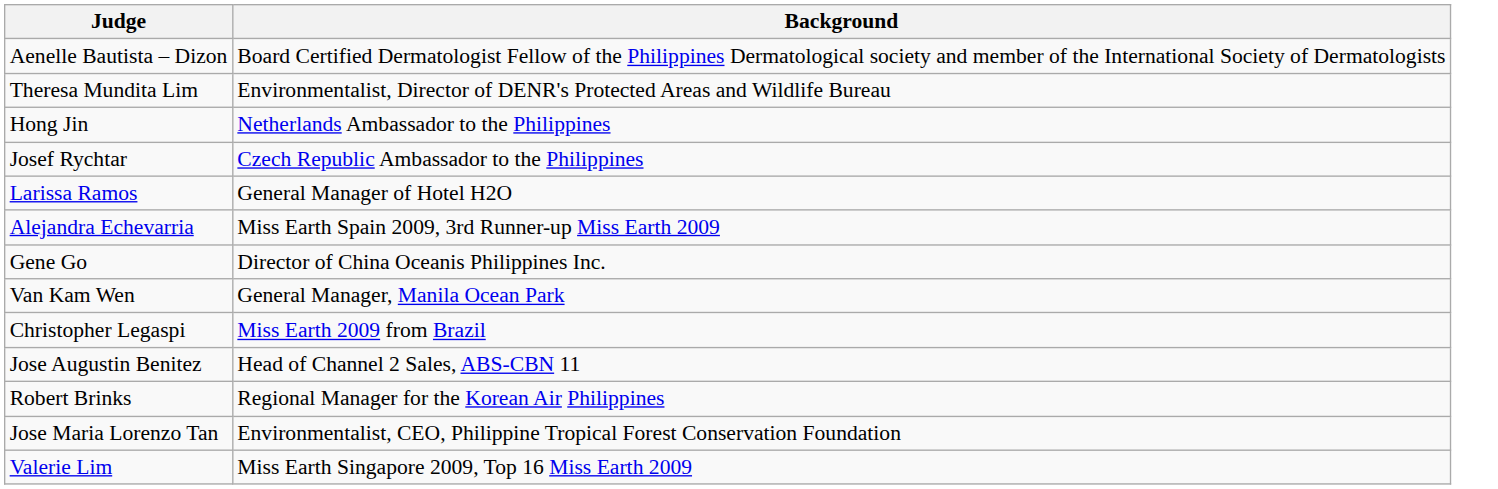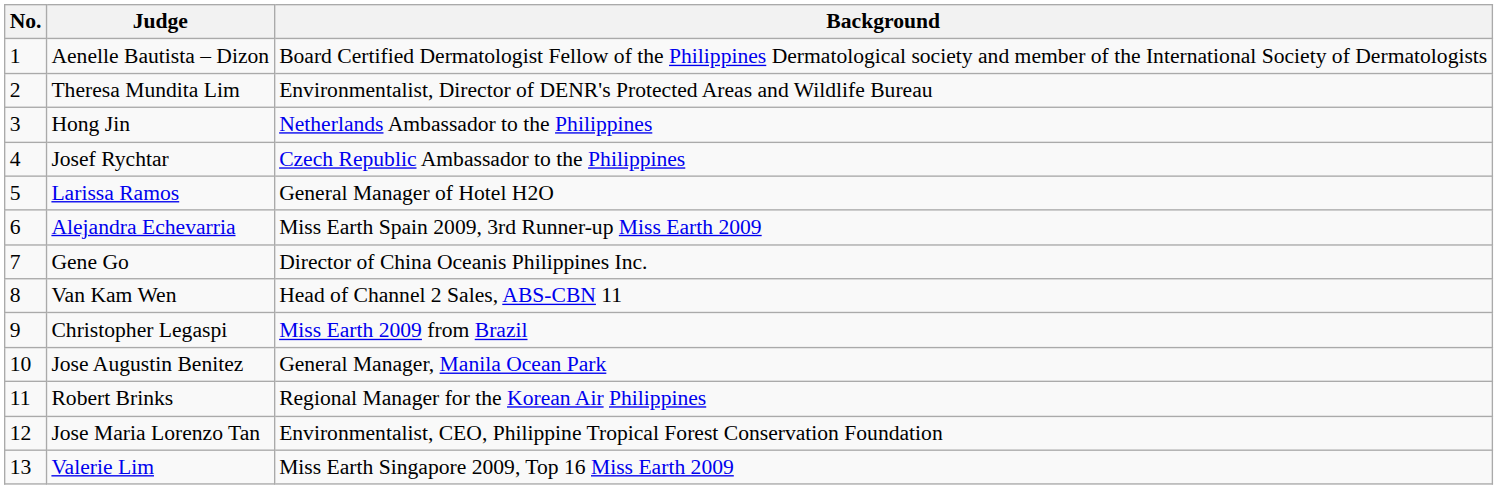+ column: (26, 21)
(401, 295) General Manager, Manila Ocean Park -> (451, 295) Head of Channel 2 Sales, ABS-CBN 11
(409, 364) Head of Channel 2 Sales, ABS-CBN 11 -> (443, 364) General Manager, Manila Ocean Park
